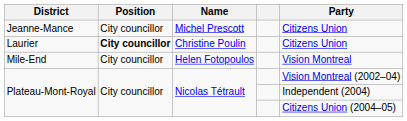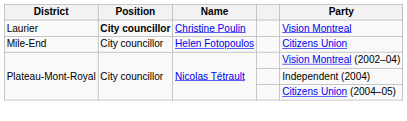- row: (40, 28)
(315, 44) Citizens Union -> (317, 28) Vision Montreal
(317, 60) Vision Montreal -> (315, 44) Citizens Union
